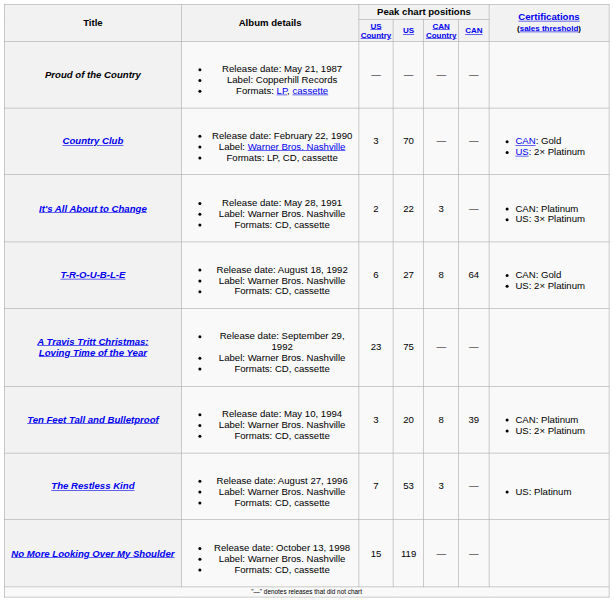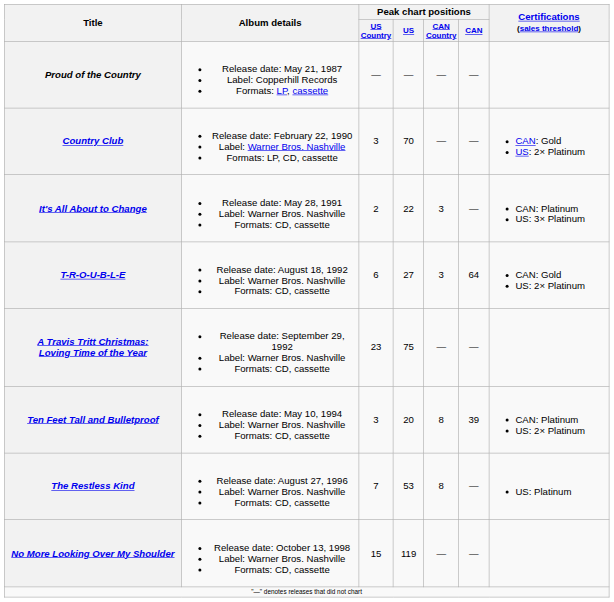(441, 275) 8 -> (441, 275) 3
(441, 486) 3 -> (441, 486) 8
